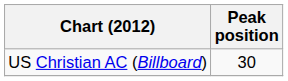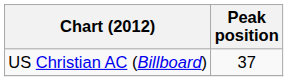(247, 62) 30 -> (247, 62) 37
